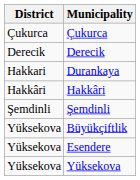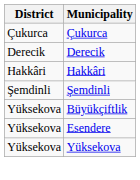- row: (93, 71)
